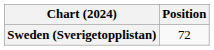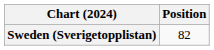(184, 34) 72 -> (184, 34) 82
